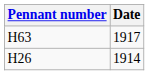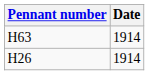(127, 37) 1917 -> (127, 37) 1914
